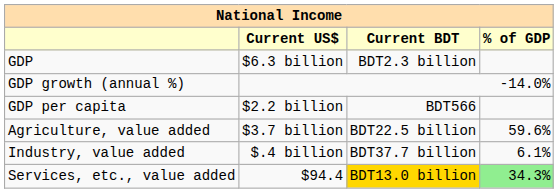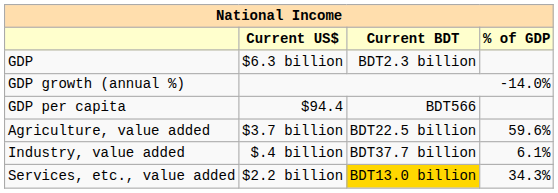(293, 108) $2.2 billion -> (322, 108) $94.4
(322, 176) $94.4 -> (293, 176) $2.2 billion
(529, 176) lightgreen background -> (529, 176) no background
